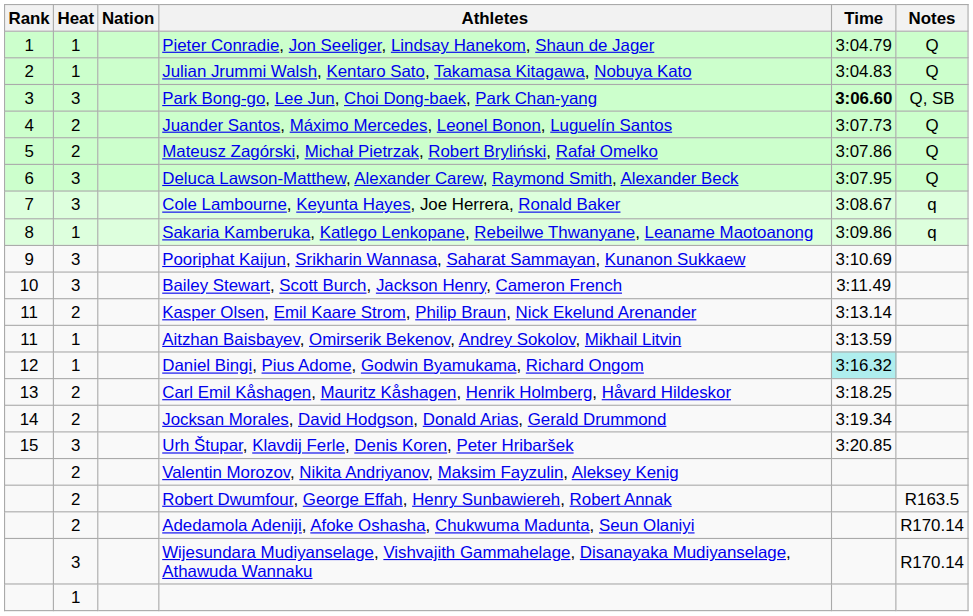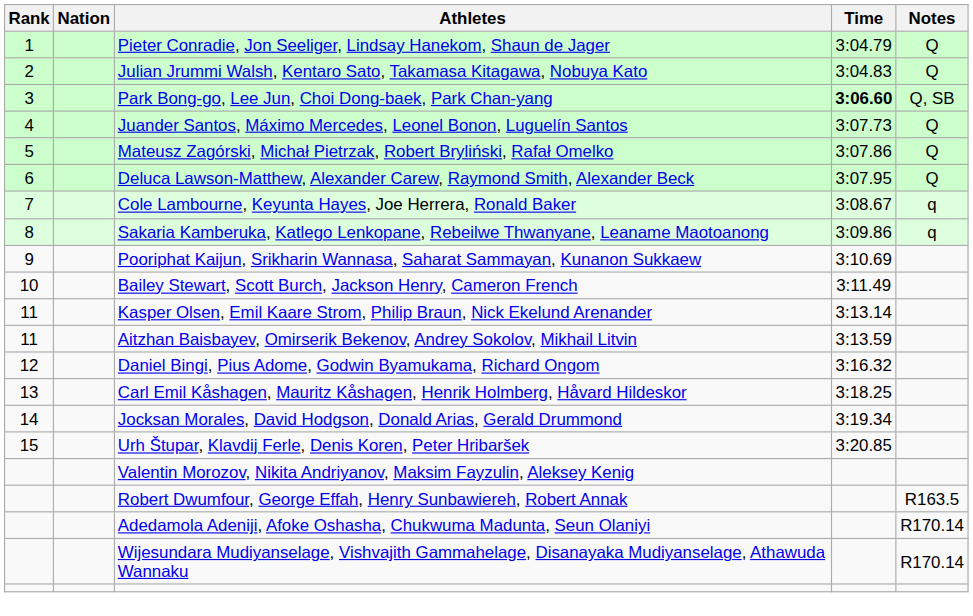- column: (76, 18)
(864, 365) paleturquoise background -> (864, 365) no background
